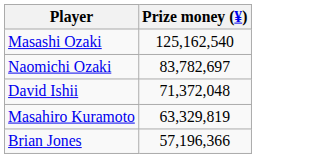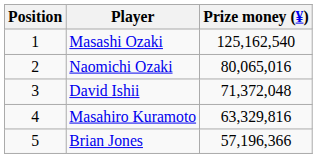+ column: (35, 16)
(195, 66) 83,782,697 -> (256, 66) 80,065,016
(195, 116) 63,329,819 -> (256, 116) 63,329,816
